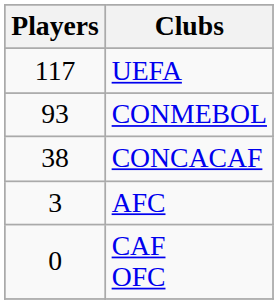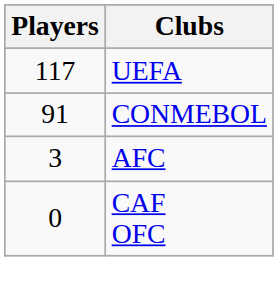(55, 114) 93 -> (55, 114) 91
- row: (187, 158)
